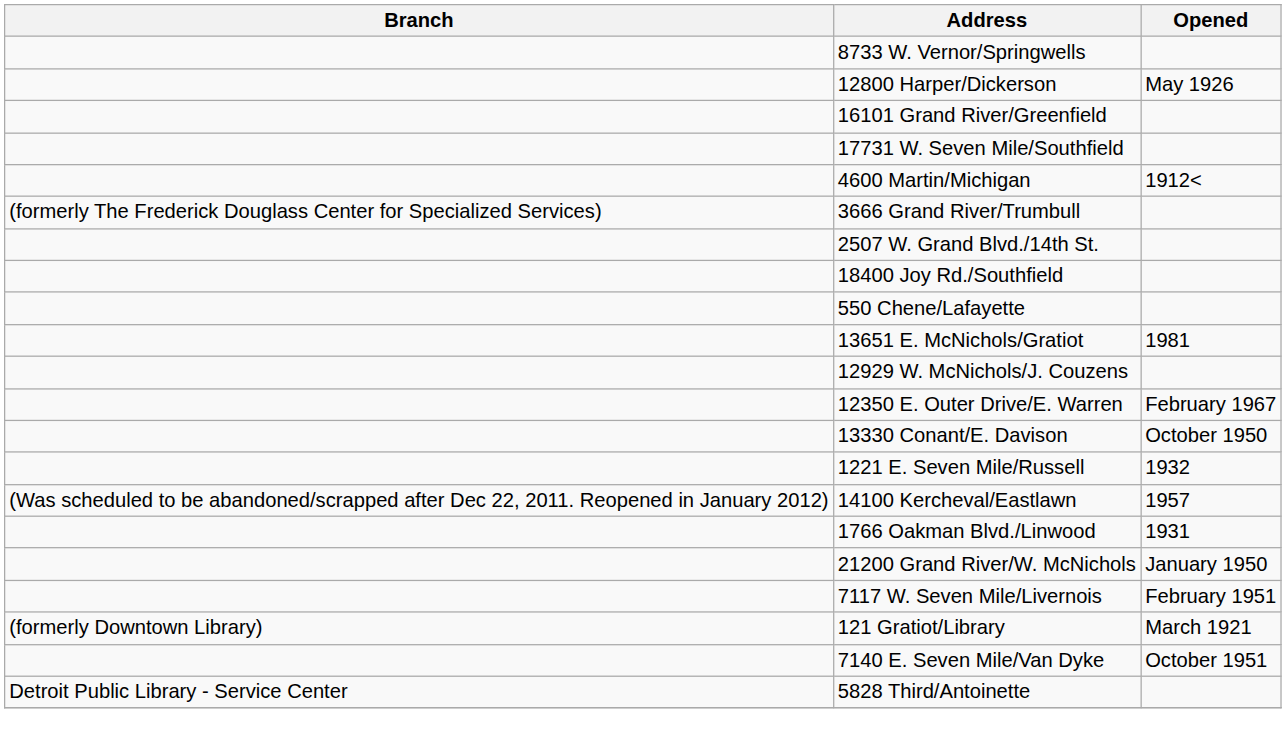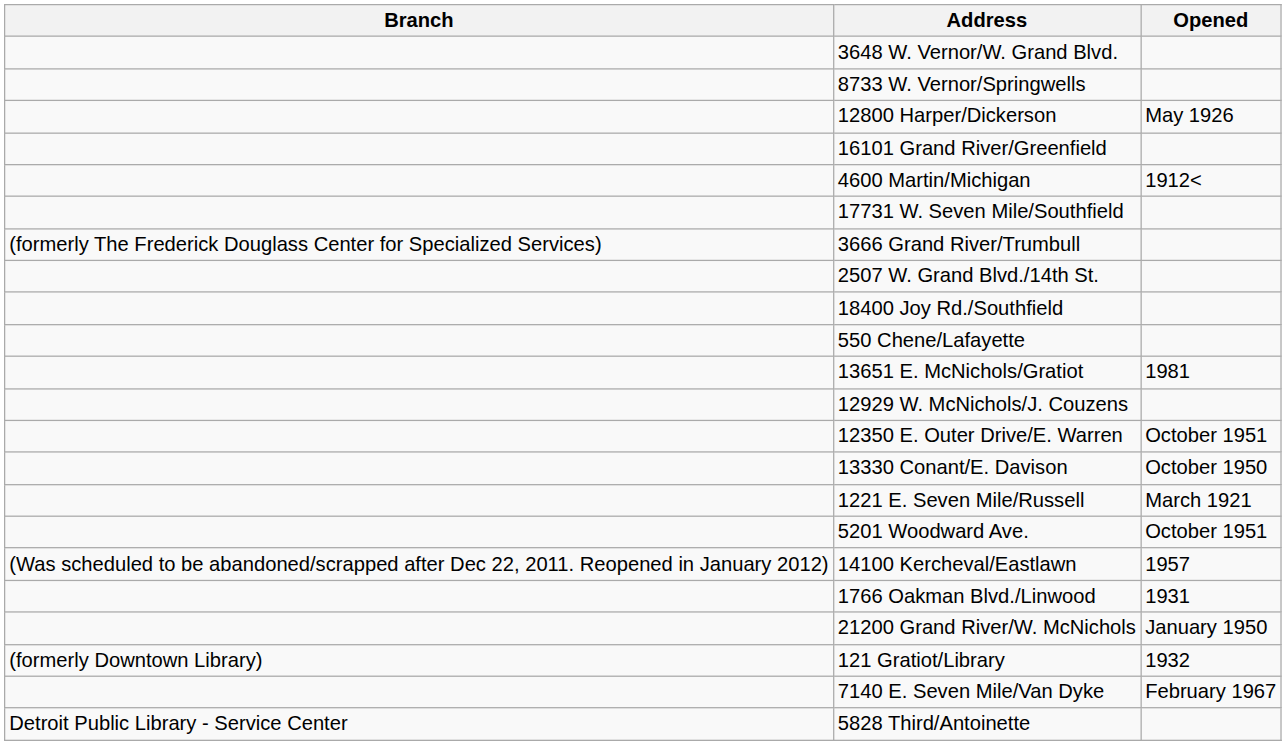+ row: (978, 52)
rows swapped: (981, 148) <-> (934, 180)
(1211, 404) February 1967 -> (1206, 436) October 1951
(1168, 468) 1932 -> (1198, 500) March 1921
+ row: (933, 532)
- row: (970, 595)
(1198, 627) March 1921 -> (1168, 659) 1932
(1206, 659) October 1951 -> (1211, 691) February 1967
